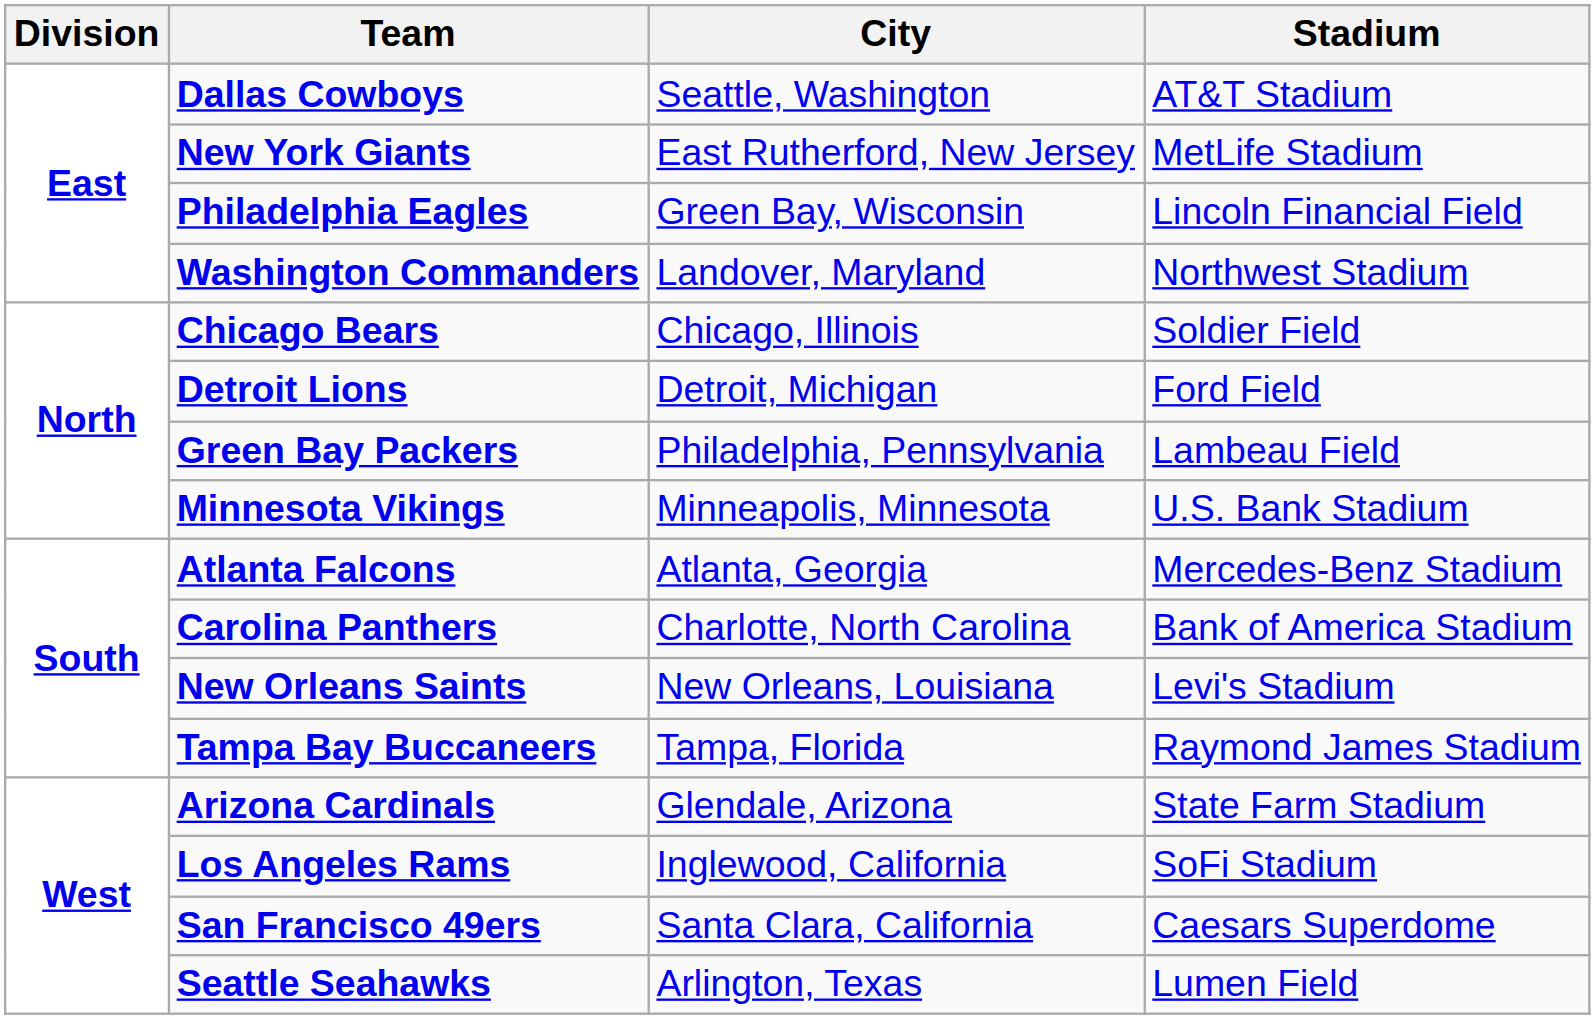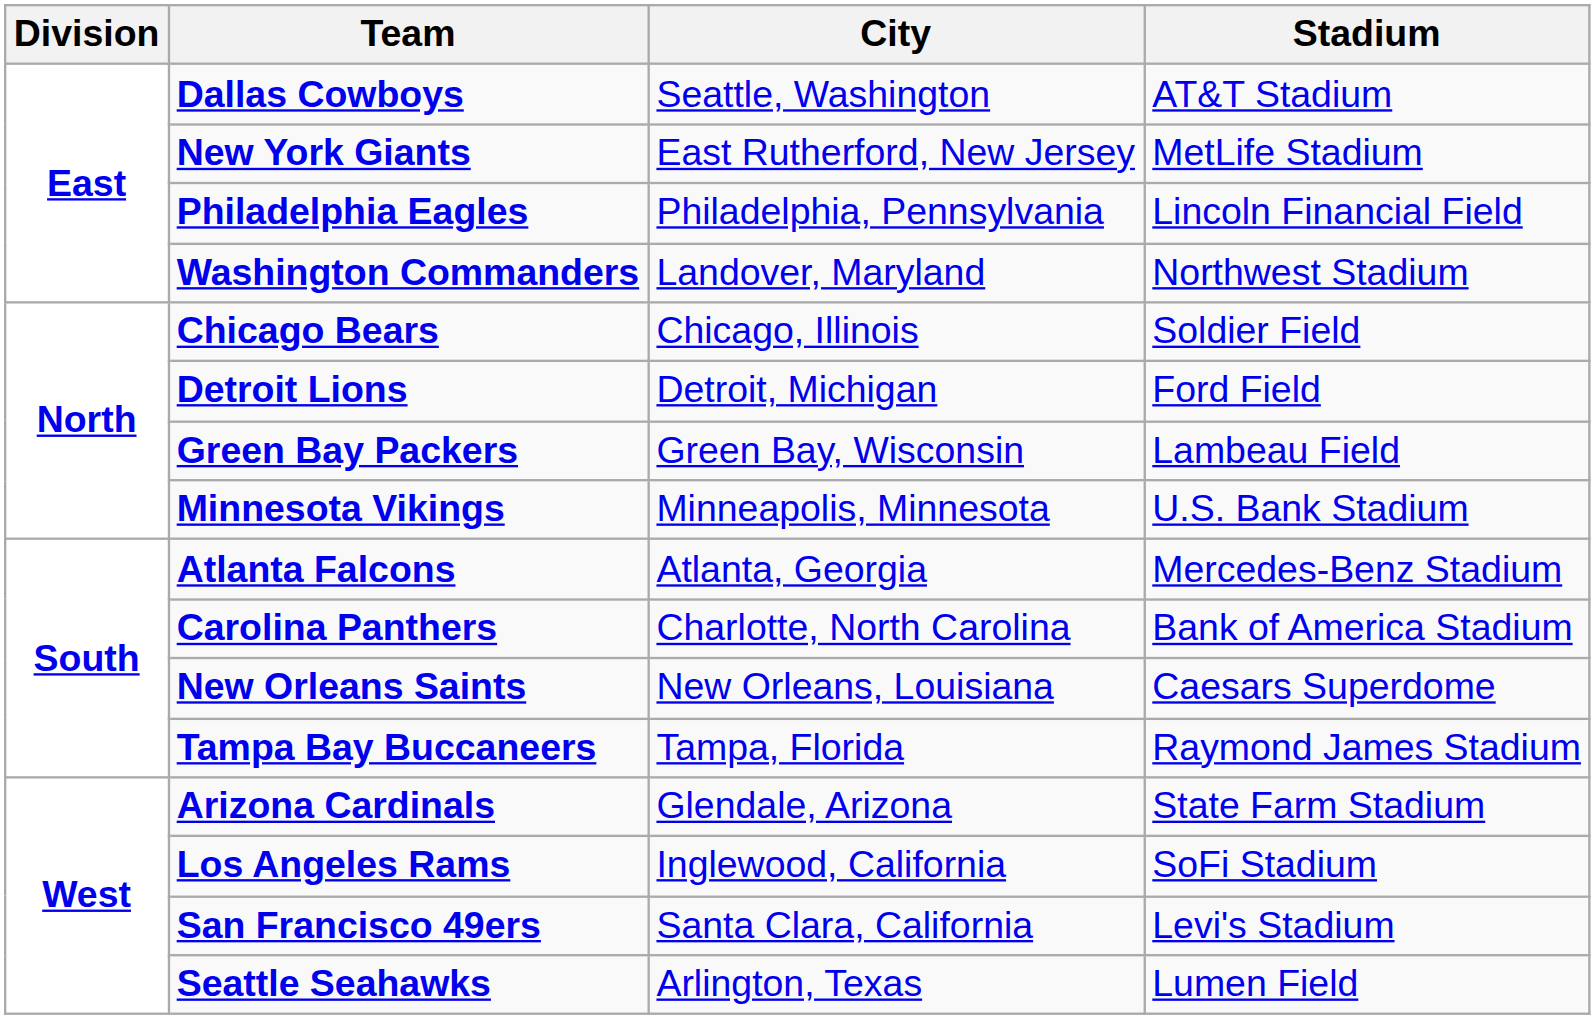(840, 212) Green Bay, Wisconsin -> (880, 212) Philadelphia, Pennsylvania
(880, 449) Philadelphia, Pennsylvania -> (840, 449) Green Bay, Wisconsin
(1273, 687) Levi's Stadium -> (1324, 687) Caesars Superdome
(1324, 924) Caesars Superdome -> (1273, 924) Levi's Stadium
